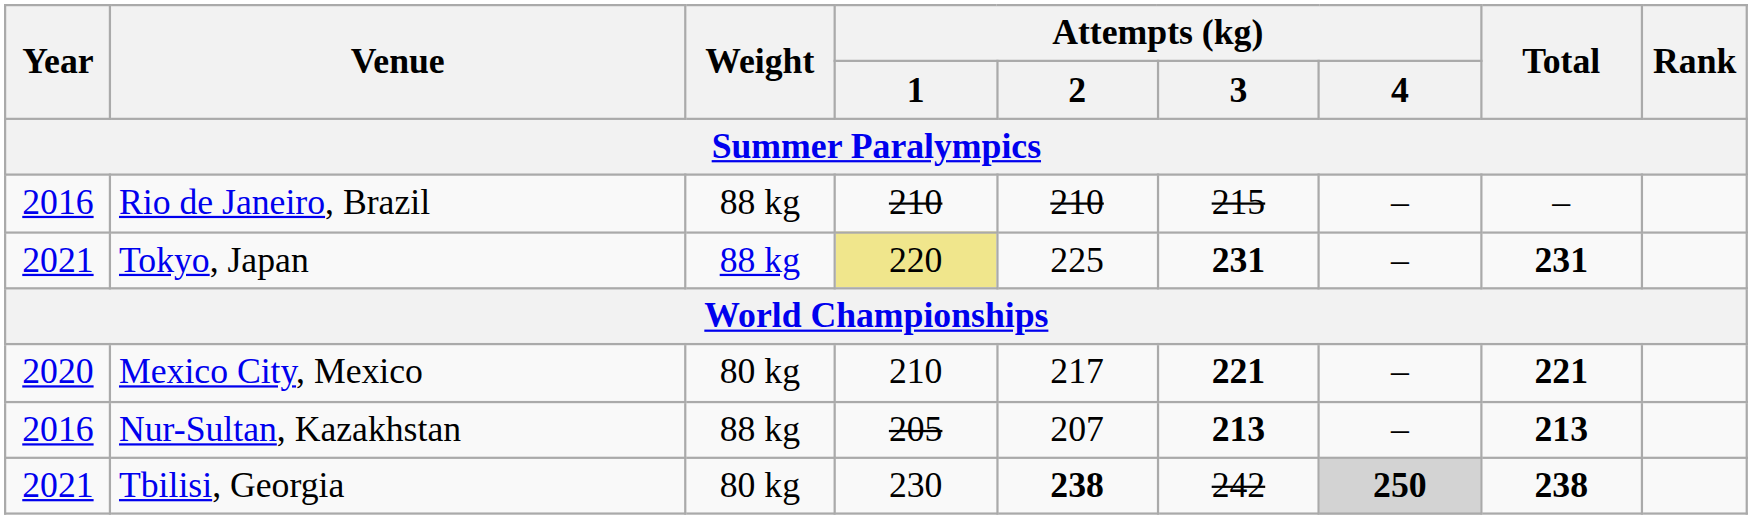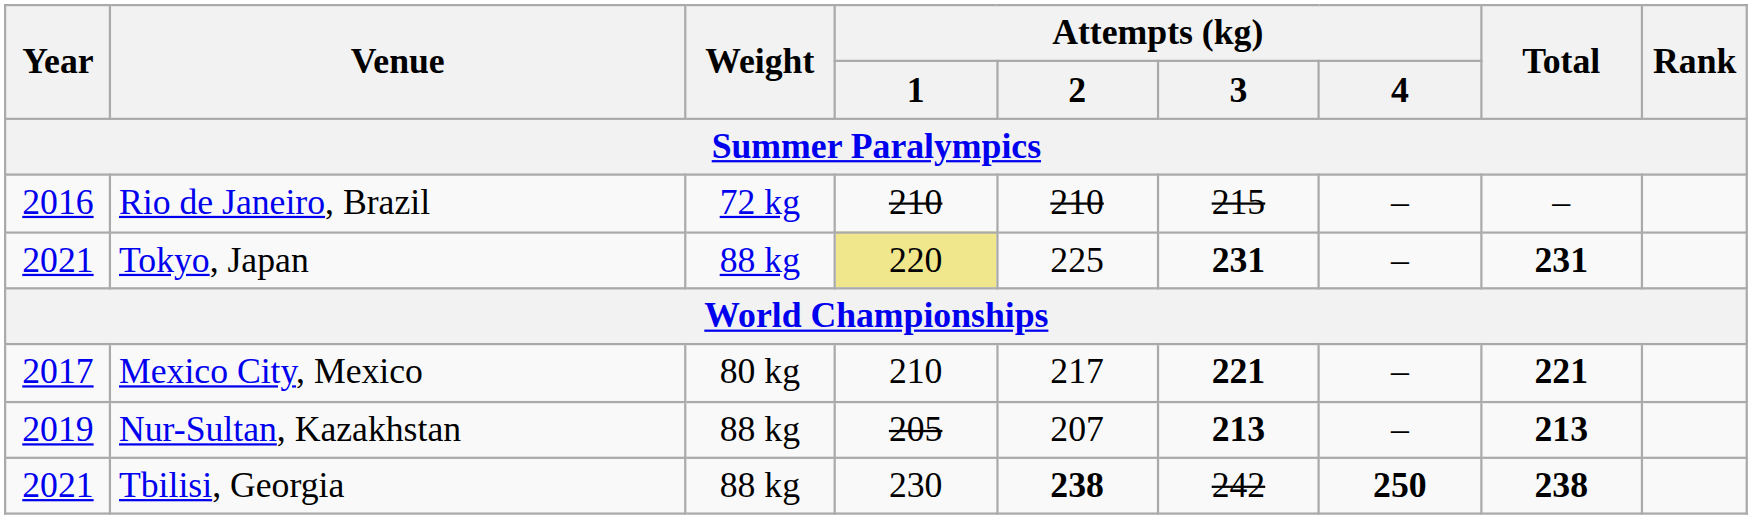(760, 202) 88 kg -> (760, 202) 72 kg
(58, 372) 2020 -> (58, 372) 2017
(58, 428) 2016 -> (58, 428) 2019
(760, 485) 80 kg -> (760, 485) 88 kg
(1400, 485) lightgrey background -> (1400, 485) no background
